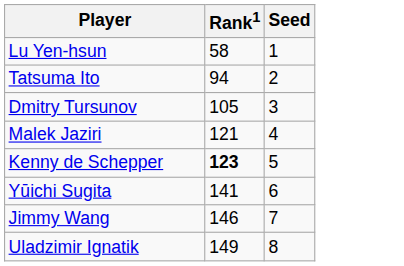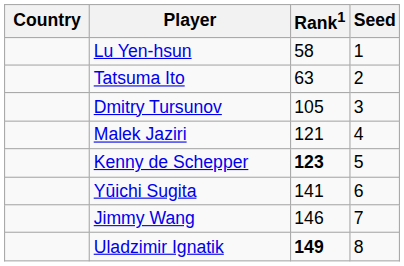+ column: (47, 20)
(219, 79) 94 -> (304, 79) 63
(224, 246) normal -> (309, 246) bold
